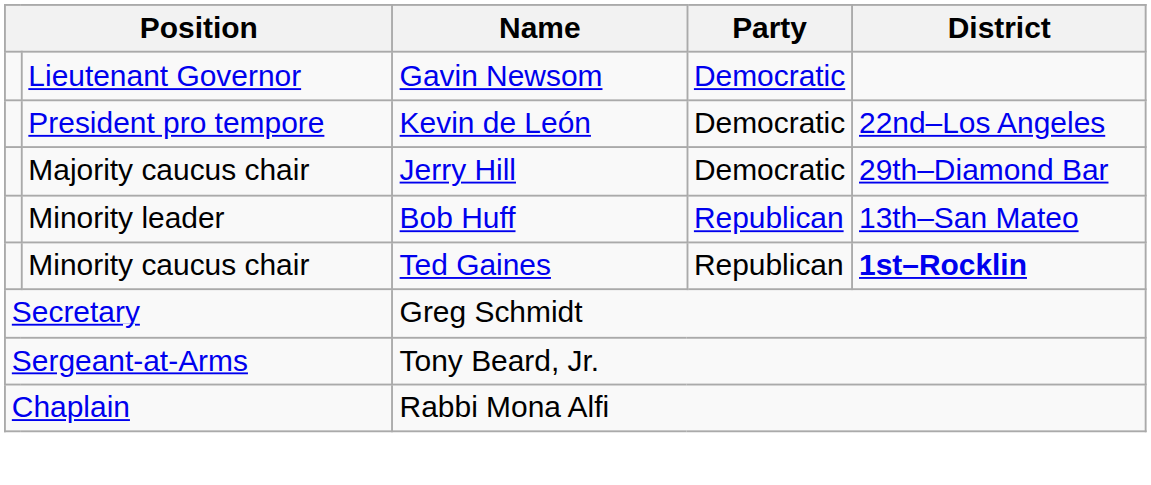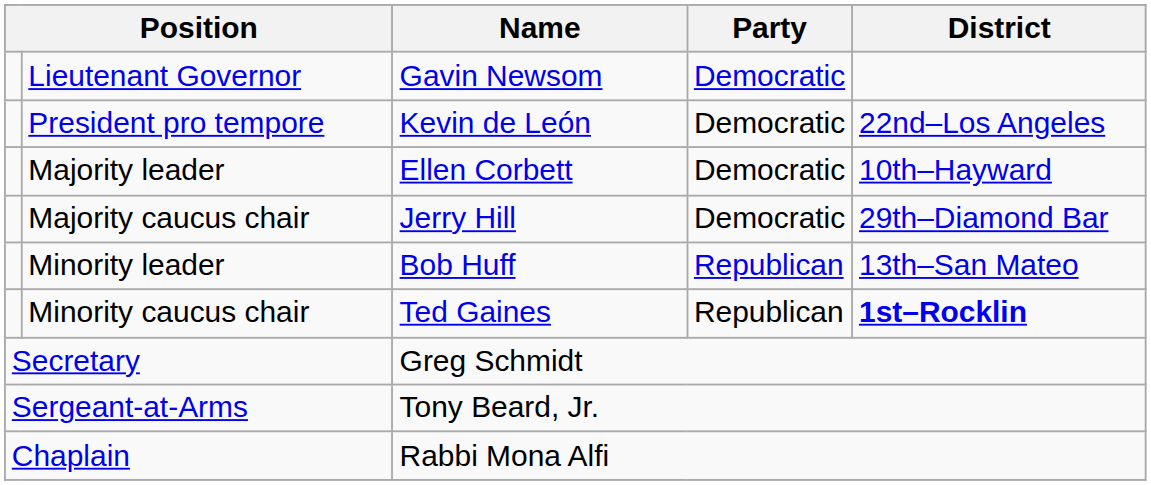+ row: (126, 170)
